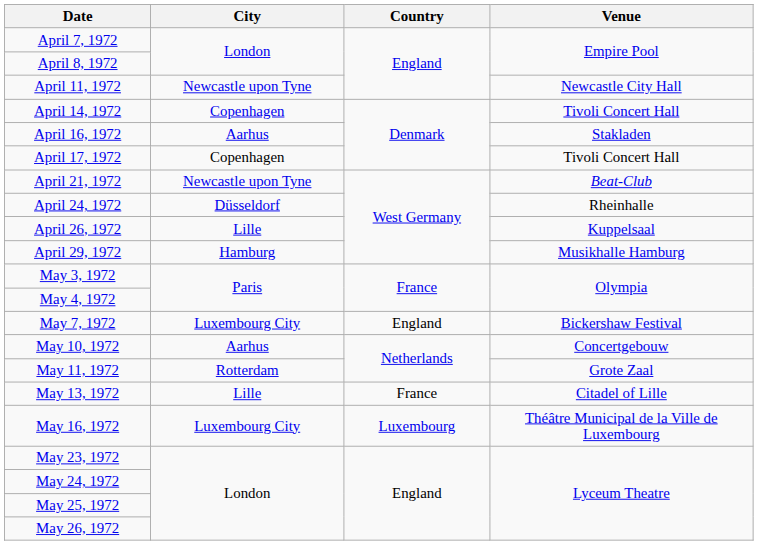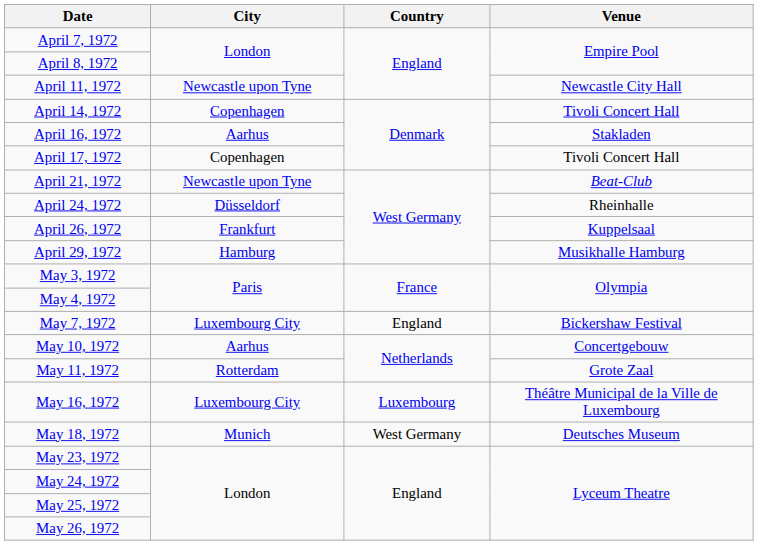(247, 228) Lille -> (247, 228) Frankfurt
- row: (78, 393)
+ row: (78, 434)
